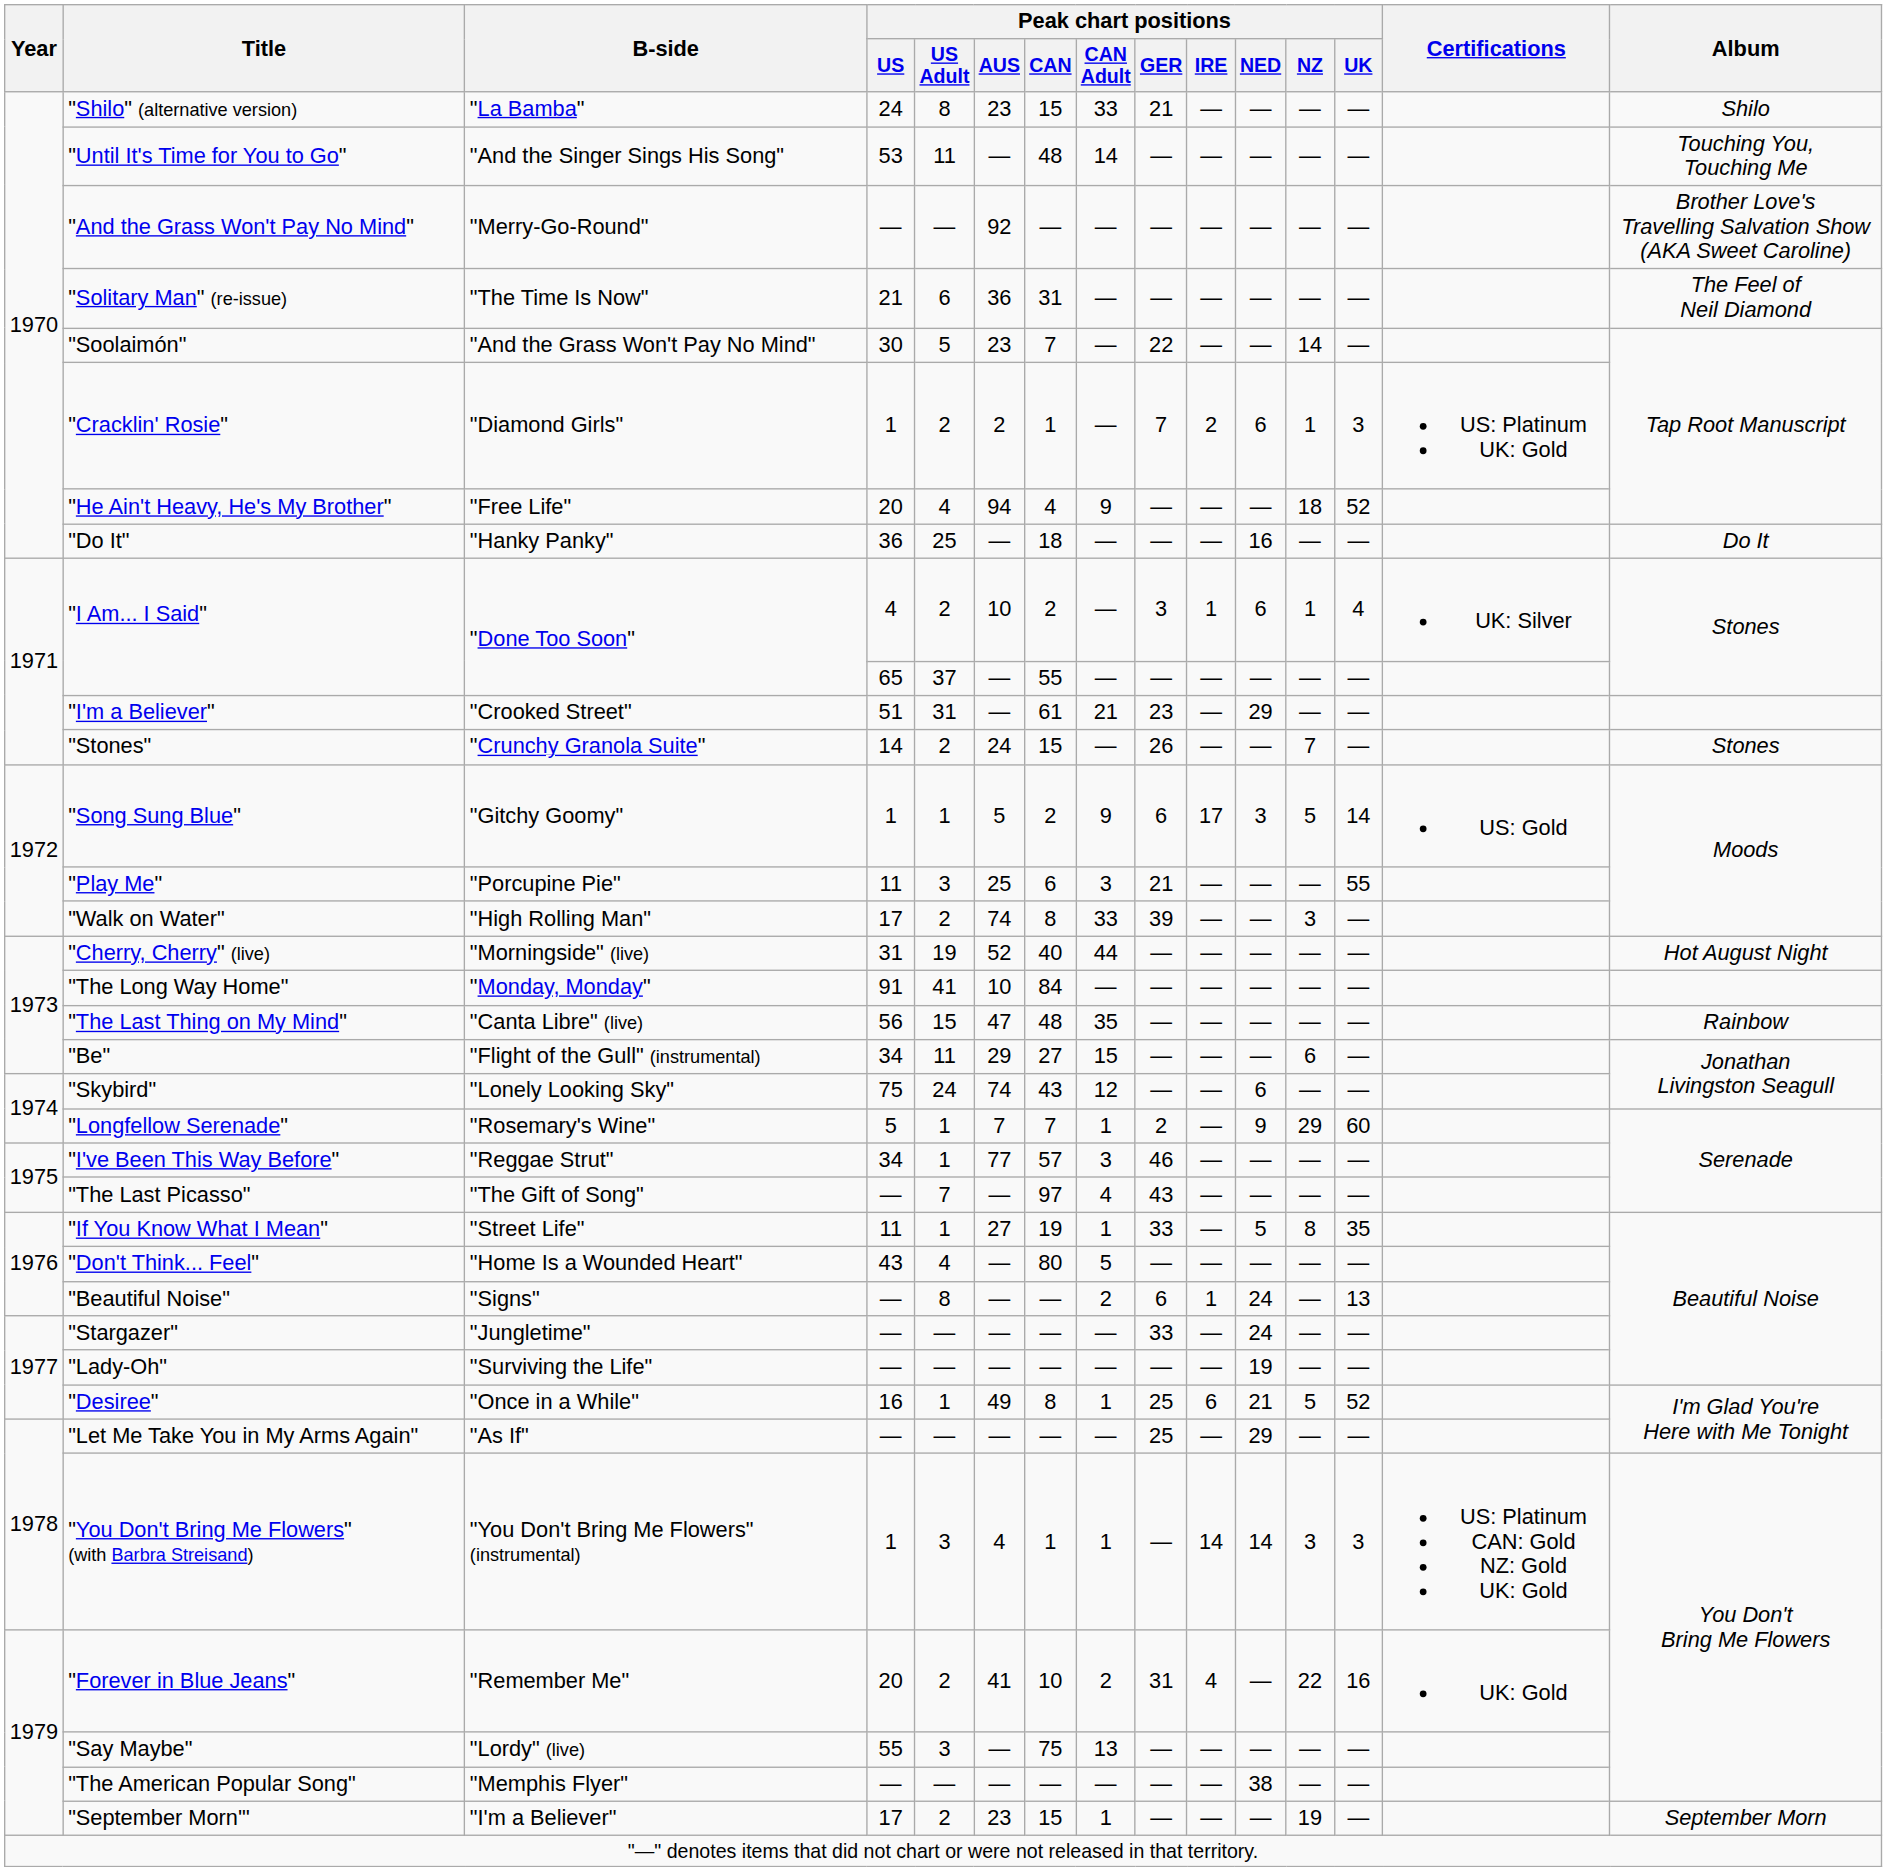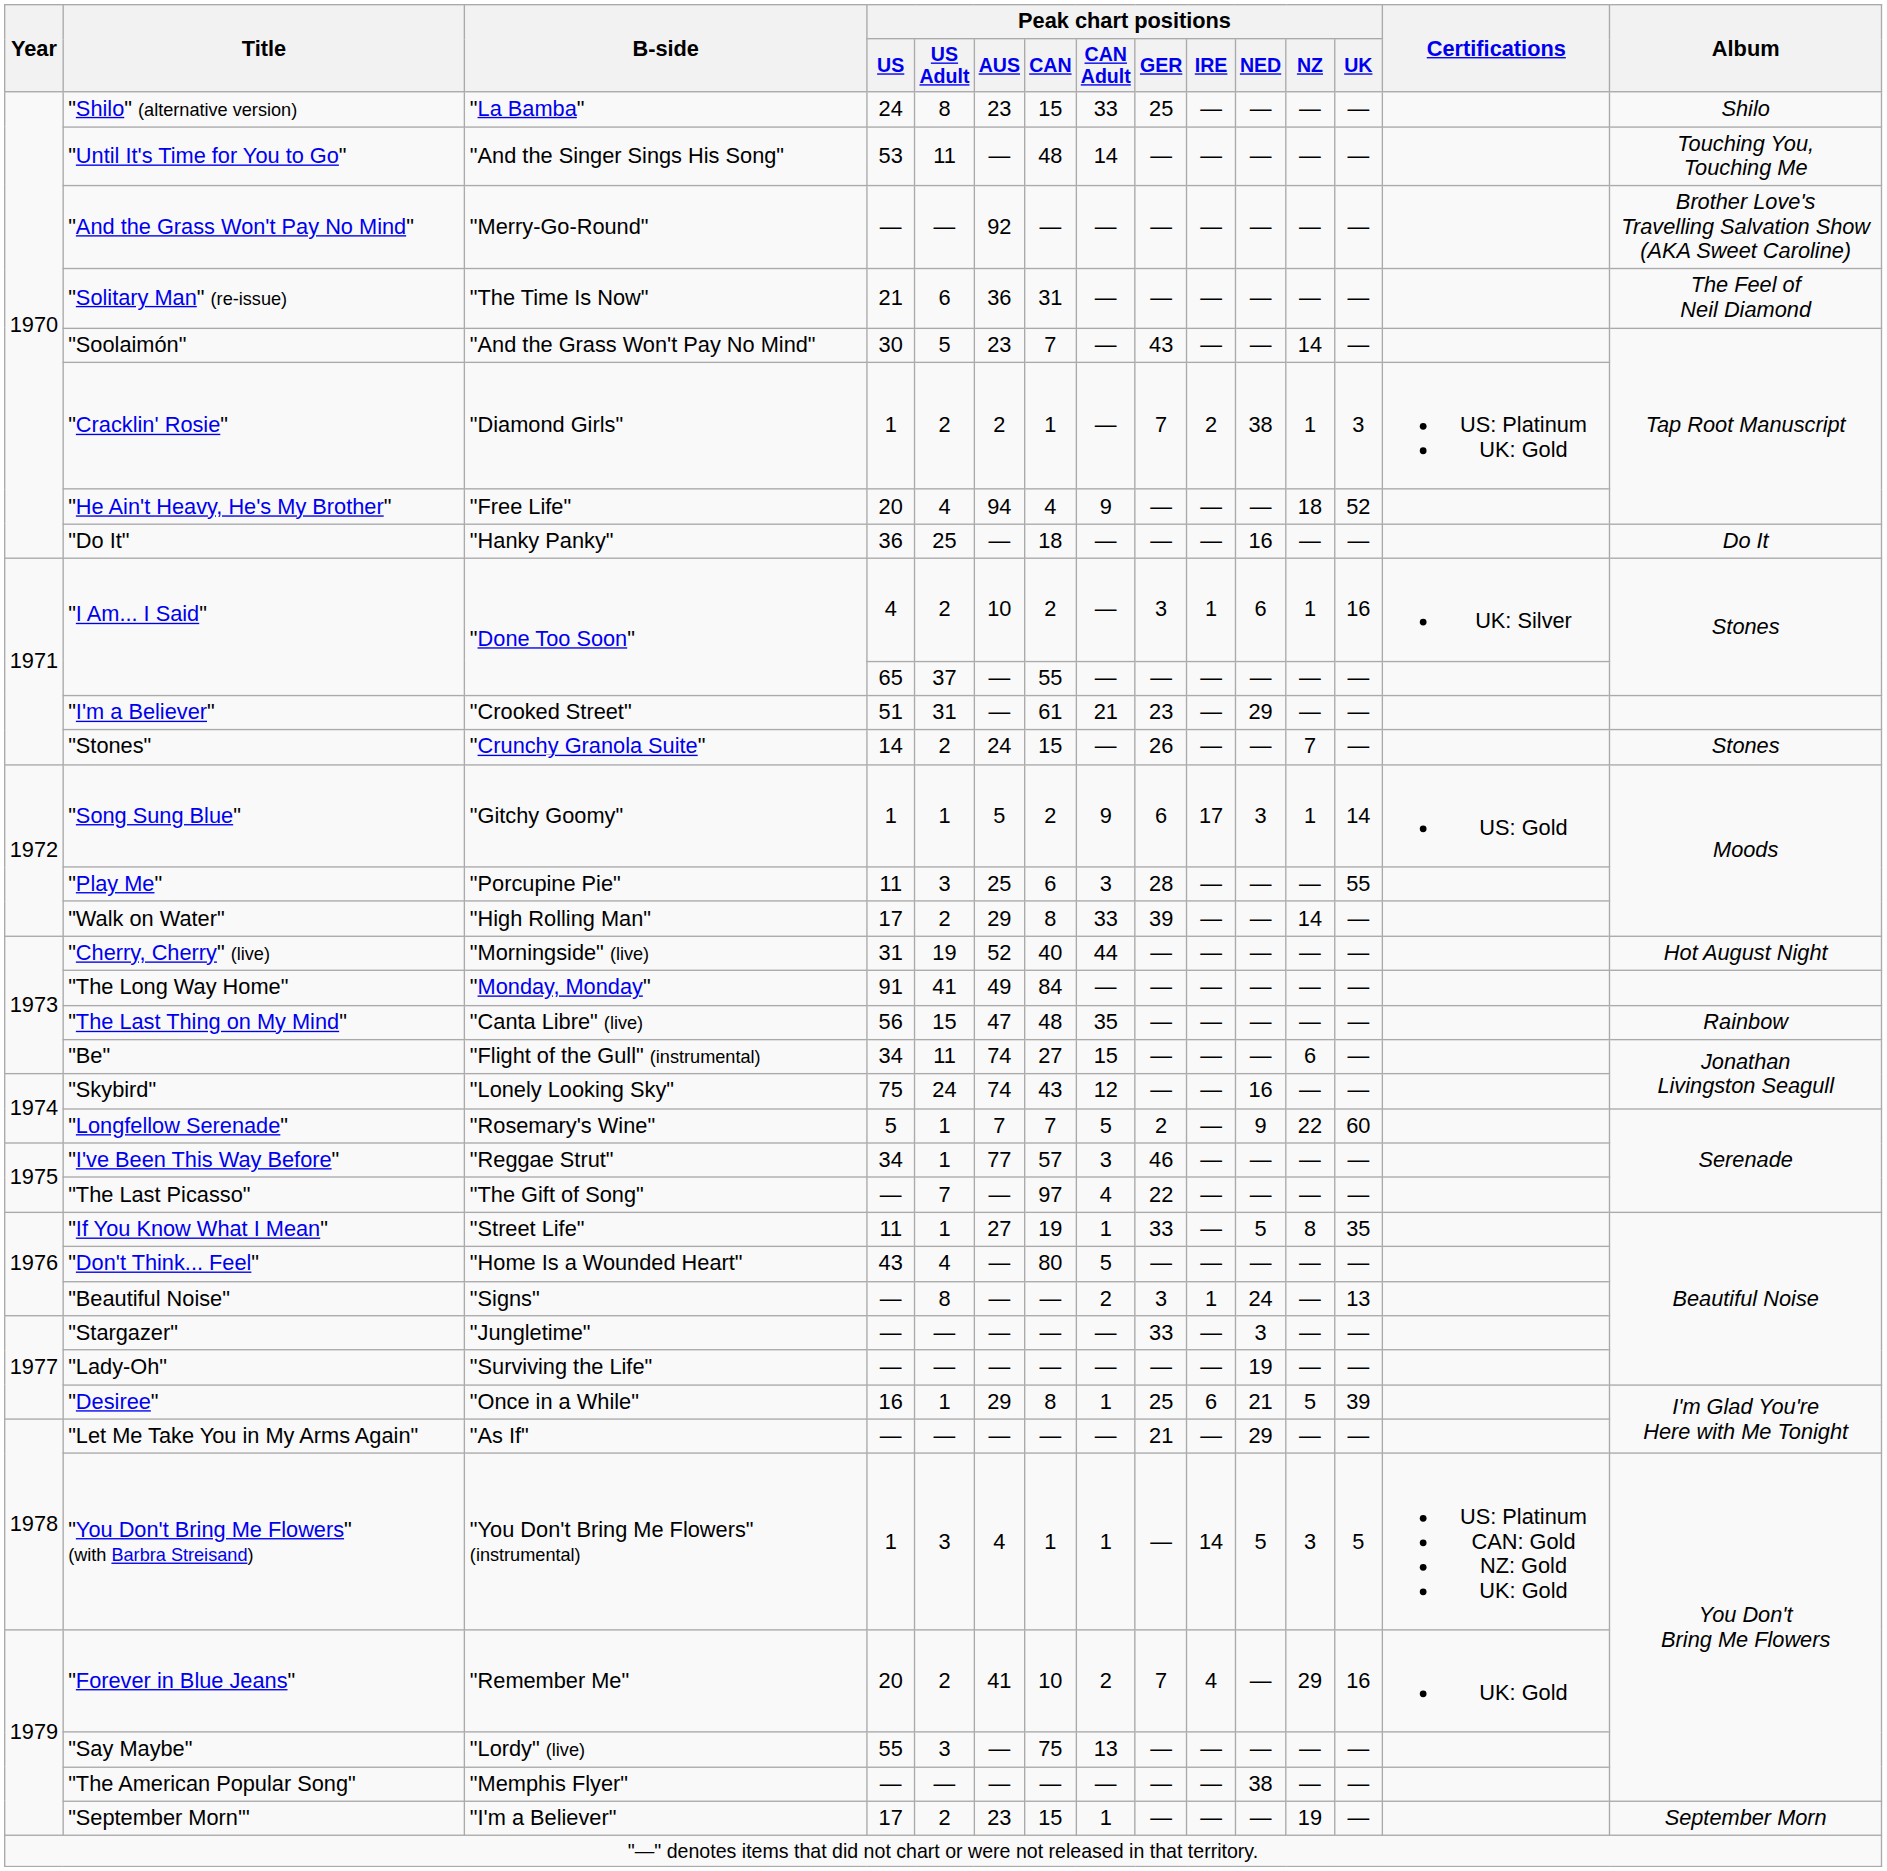(1161, 108) 21 -> (1161, 108) 25
(1161, 344) 22 -> (1161, 344) 43
(1261, 425) 6 -> (1261, 425) 38
(1358, 609) 4 -> (1358, 609) 16
(1310, 815) 5 -> (1310, 815) 1
(1161, 883) 21 -> (1161, 883) 28
(999, 918) 74 -> (999, 918) 29
(1310, 918) 3 -> (1310, 918) 14
(999, 987) 10 -> (999, 987) 49
(999, 1056) 29 -> (999, 1056) 74
(1261, 1091) 6 -> (1261, 1091) 16
(1106, 1125) 1 -> (1106, 1125) 5
(1310, 1125) 29 -> (1310, 1125) 22
(1161, 1194) 43 -> (1161, 1194) 22
(1161, 1298) 6 -> (1161, 1298) 3
(1261, 1332) 24 -> (1261, 1332) 3
(999, 1401) 49 -> (999, 1401) 29
(1358, 1401) 52 -> (1358, 1401) 39
(1161, 1436) 25 -> (1161, 1436) 21
(1261, 1541) 14 -> (1261, 1541) 5
(1358, 1541) 3 -> (1358, 1541) 5
(1161, 1680) 31 -> (1161, 1680) 7
(1310, 1680) 22 -> (1310, 1680) 29
